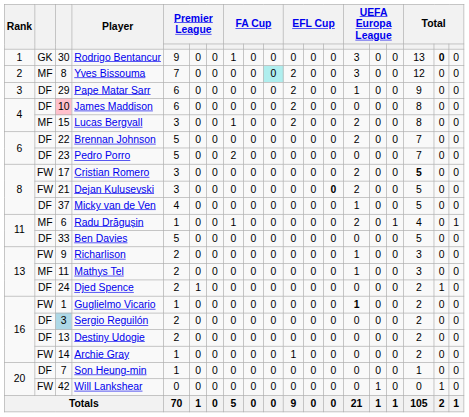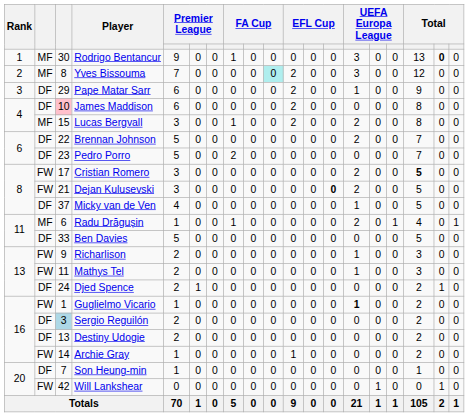(45, 57) GK -> (45, 57) MF
(45, 271) MF -> (45, 271) FW
